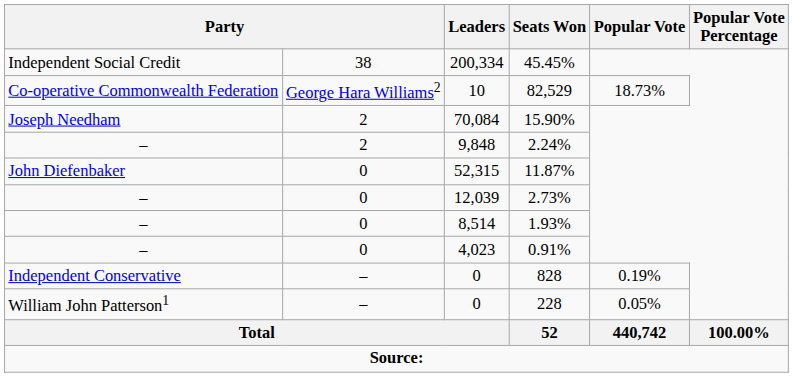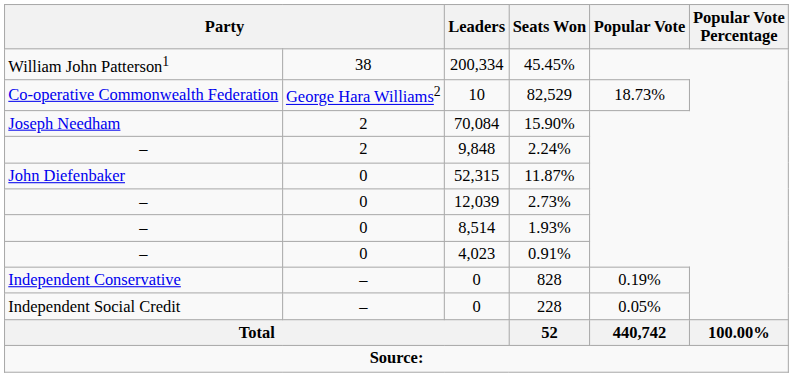(94, 62) Independent Social Credit -> (89, 64) William John Patterson1
(89, 304) William John Patterson1 -> (94, 306) Independent Social Credit
